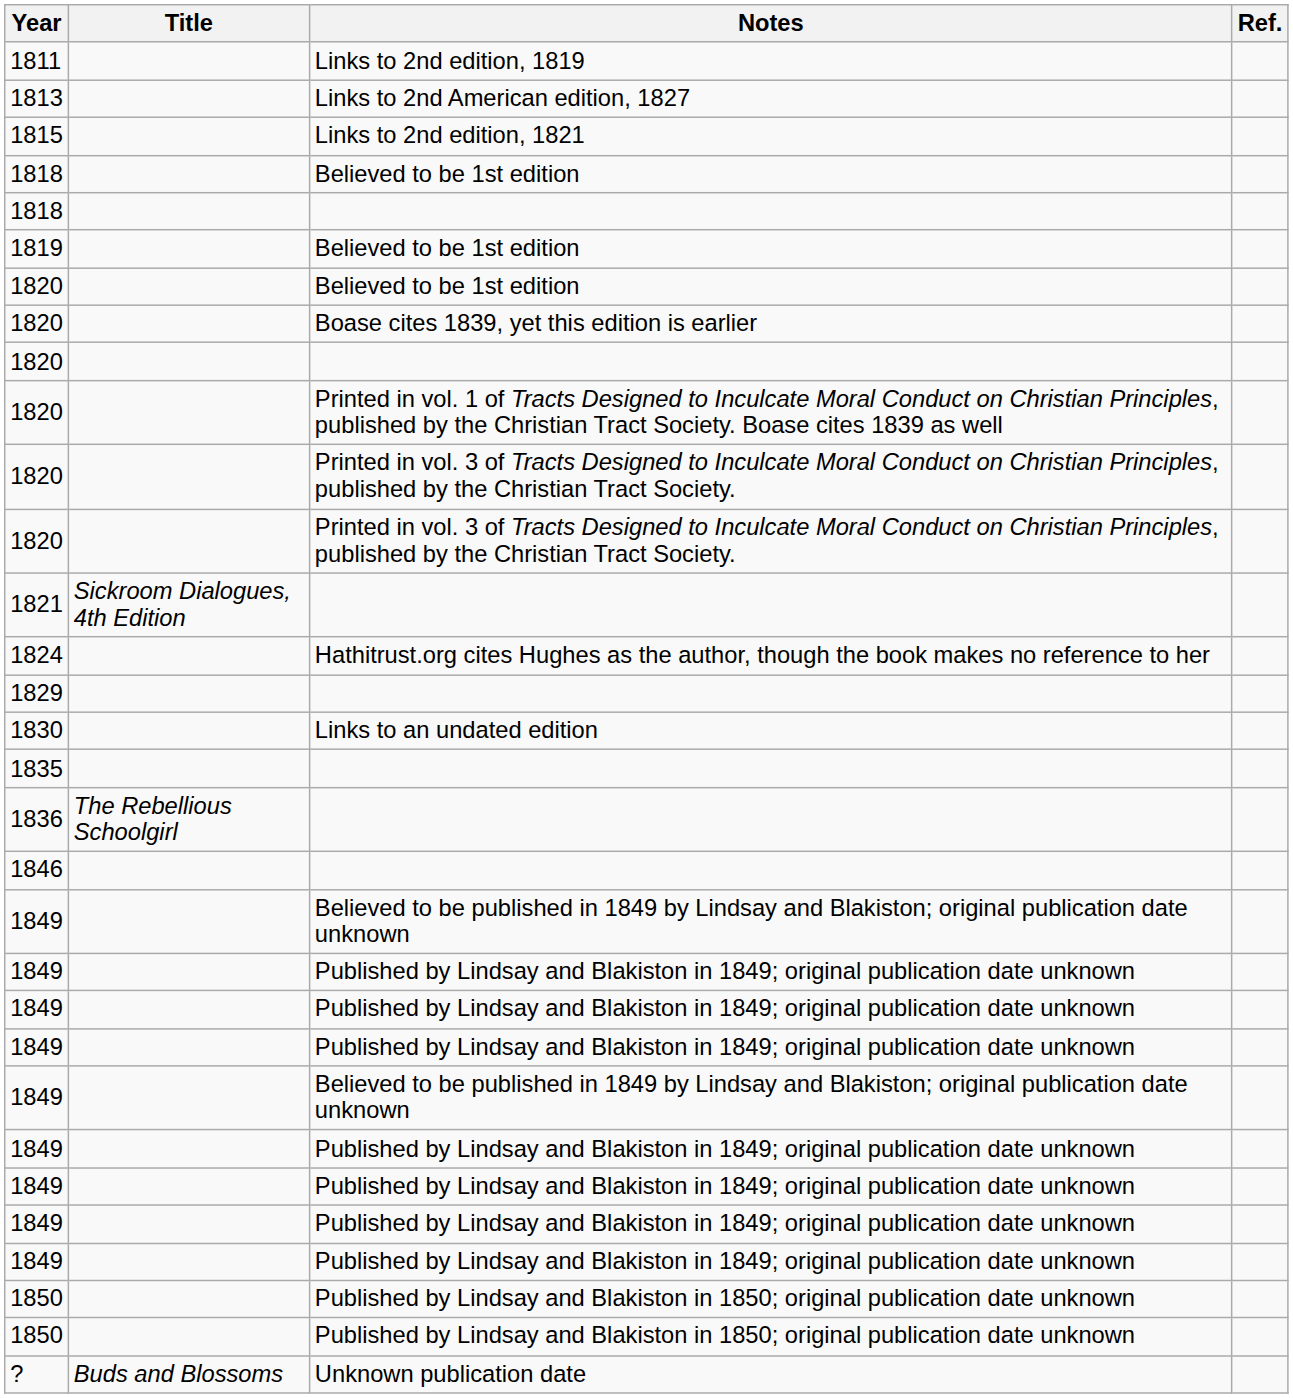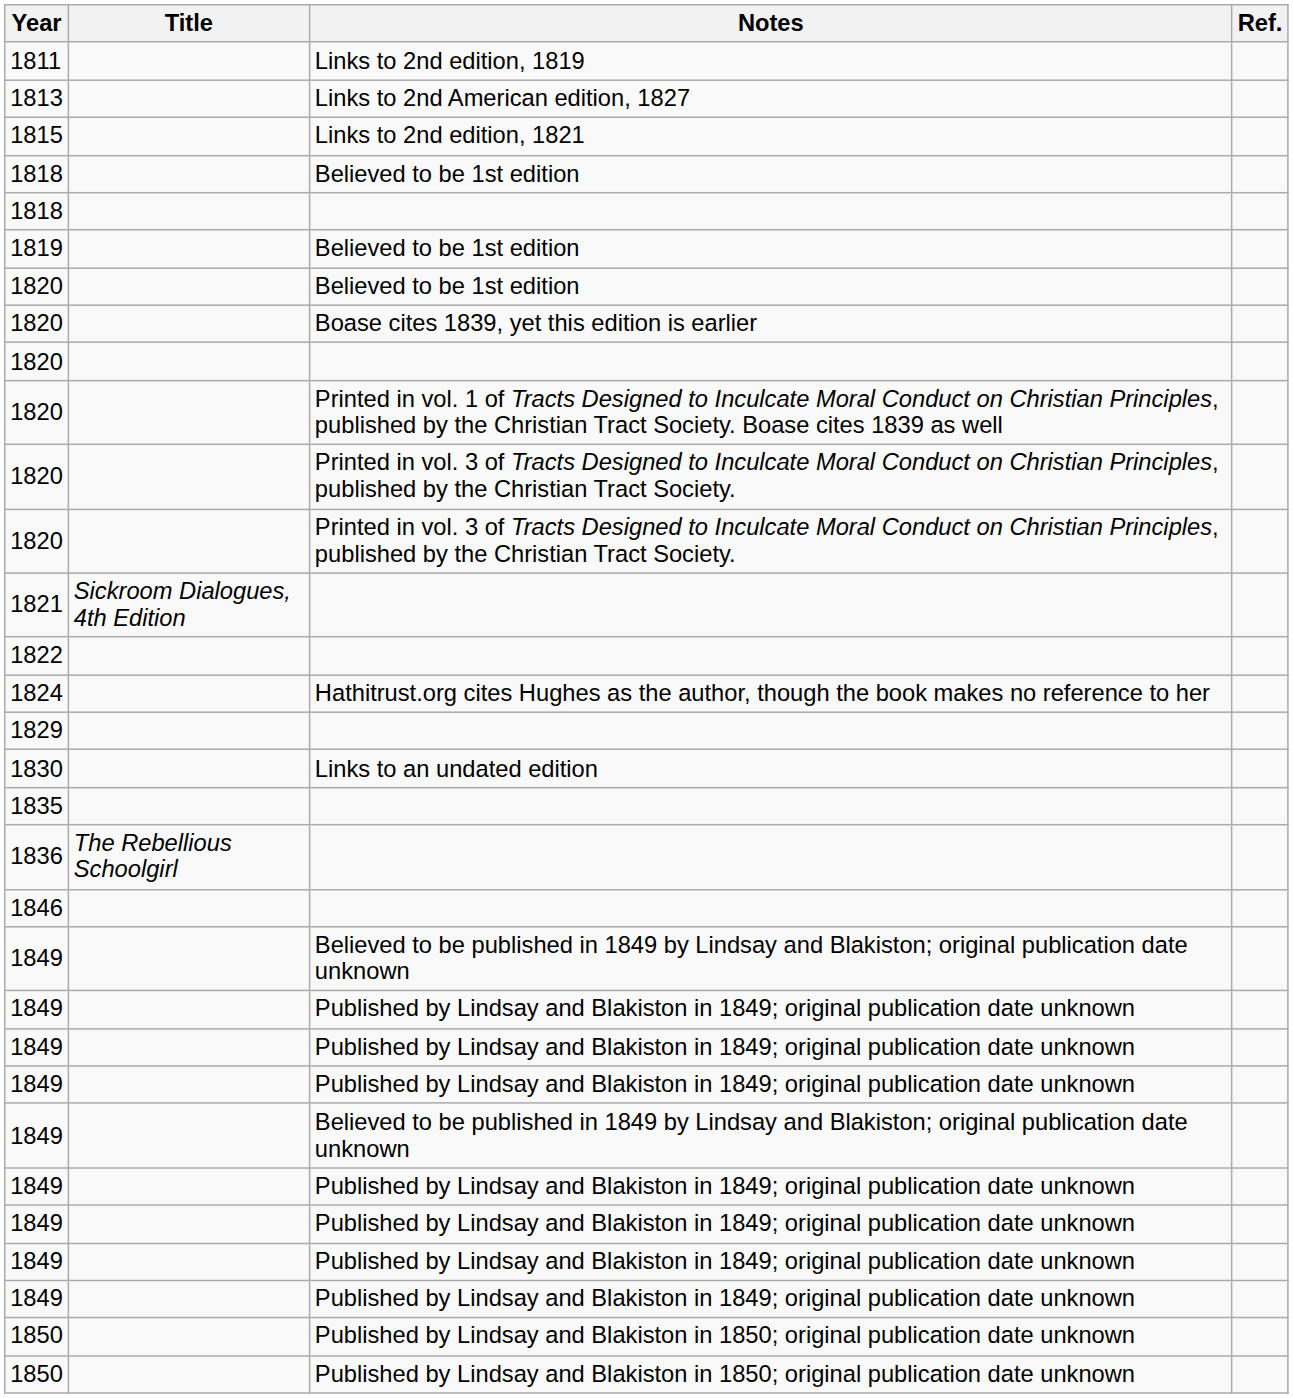+ row: (37, 655)
- row: (17, 1373)
